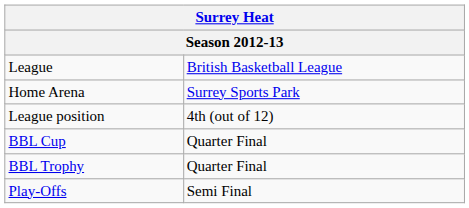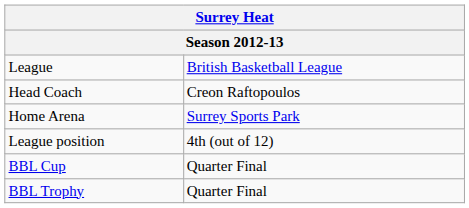+ row: (45, 91)
- row: (38, 190)
